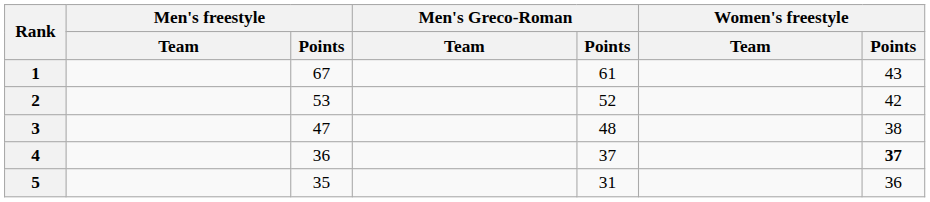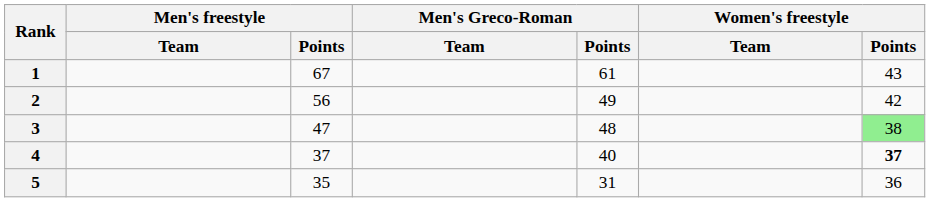(321, 100) 53 -> (321, 100) 56
(607, 100) 52 -> (607, 100) 49
(893, 127) no background -> (893, 127) lightgreen background
(321, 155) 36 -> (321, 155) 37
(607, 155) 37 -> (607, 155) 40
